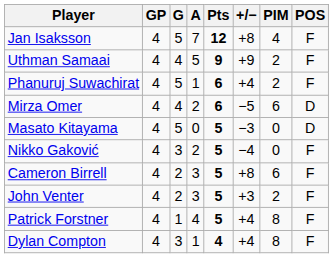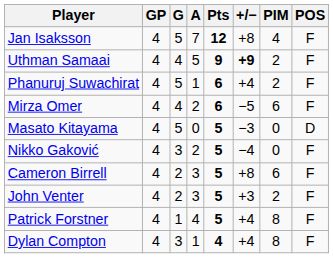(246, 60) normal -> (246, 60) bold
(310, 106) D -> (310, 106) F
